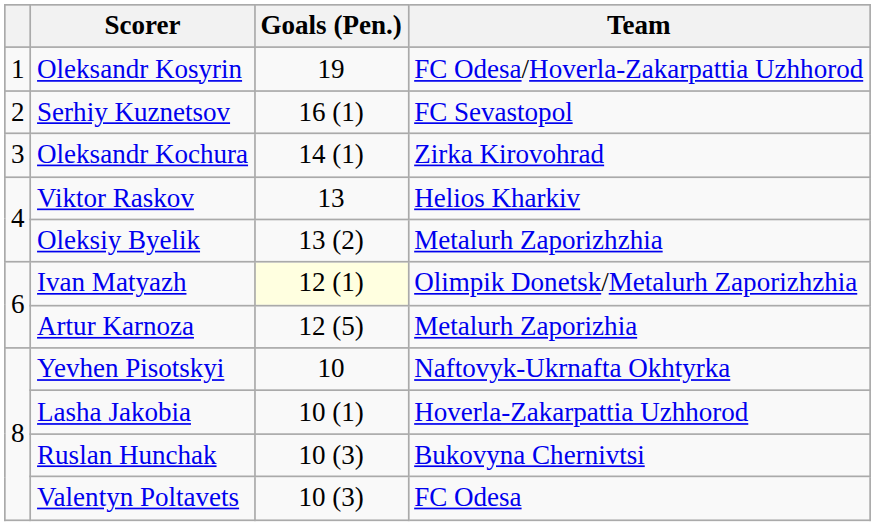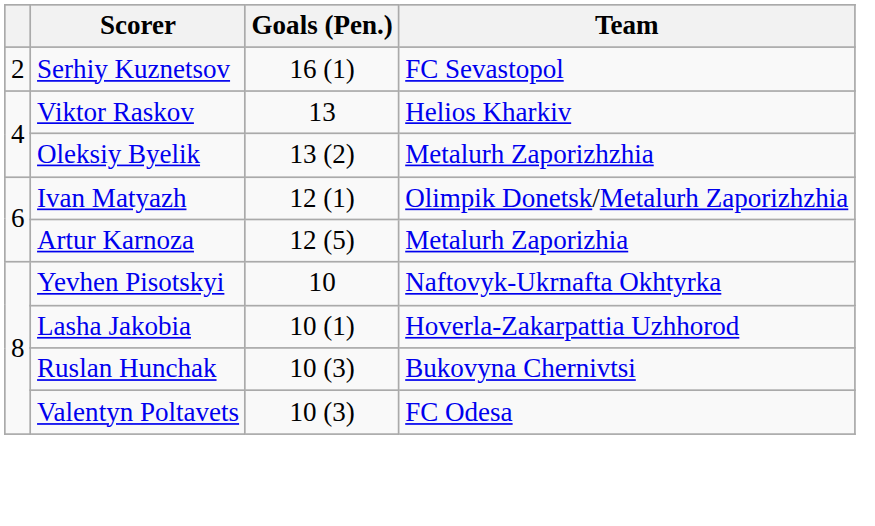- row: (140, 68)
- row: (143, 154)
(331, 283) lightyellow background -> (322, 197) no background
